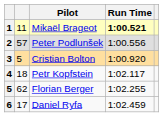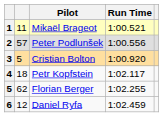(127, 28) bold -> (127, 28) normal
(22, 105) 17 -> (22, 105) 12
